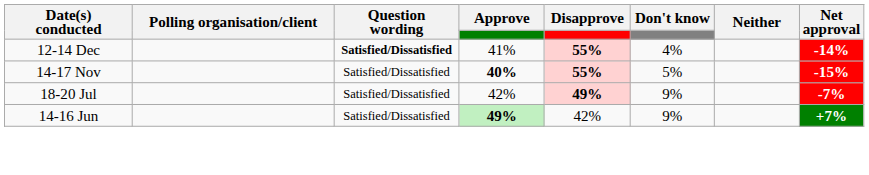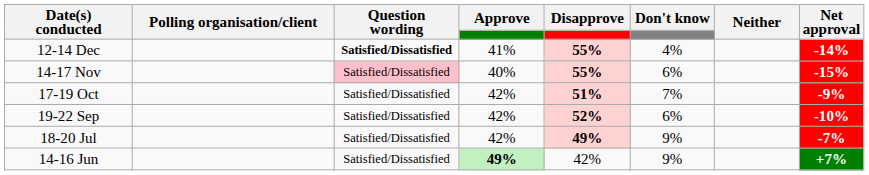(397, 73) no background -> (397, 73) pink background
(502, 72) bold -> (502, 72) normal
(672, 72) 5% -> (672, 72) 6%
+ row: (69, 94)
+ row: (69, 115)
